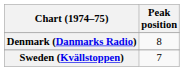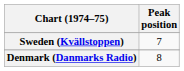rows swapped: (72, 41) <-> (72, 58)
